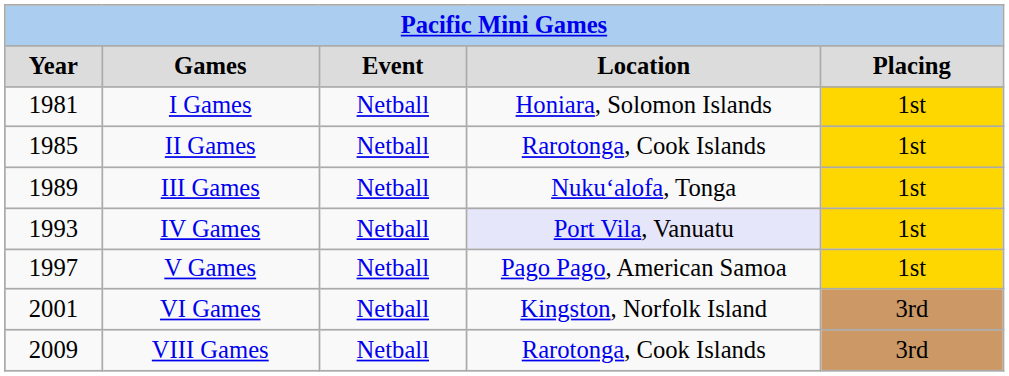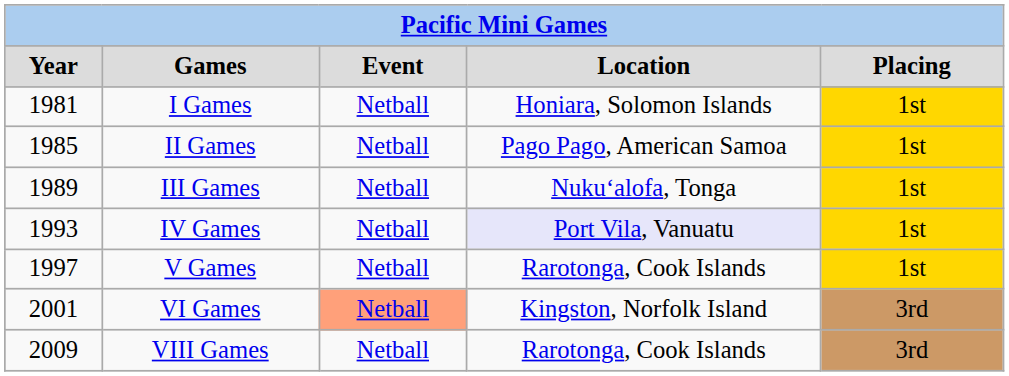(644, 147) Rarotonga, Cook Islands -> (644, 147) Pago Pago, American Samoa
(644, 268) Pago Pago, American Samoa -> (644, 268) Rarotonga, Cook Islands
(393, 309) no background -> (393, 309) lightsalmon background
